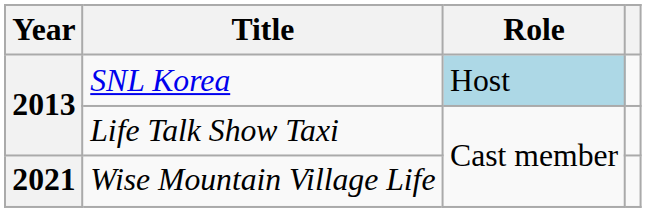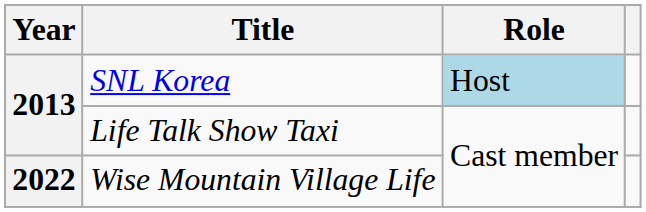(44, 180) 2021 -> (44, 180) 2022
